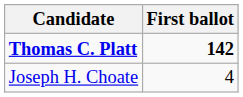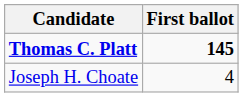(220, 48) 142 -> (220, 48) 145
